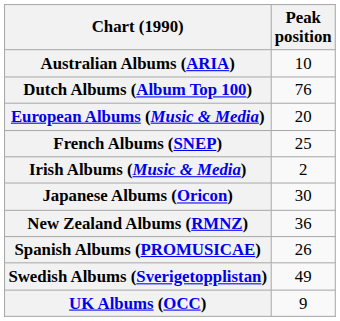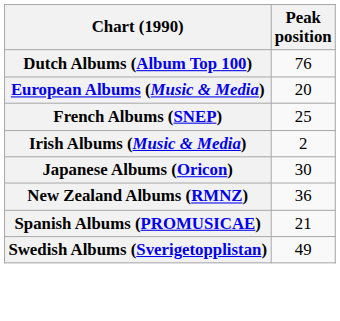- row: (138, 63)
(303, 249) 26 -> (303, 223) 21
- row: (138, 303)
